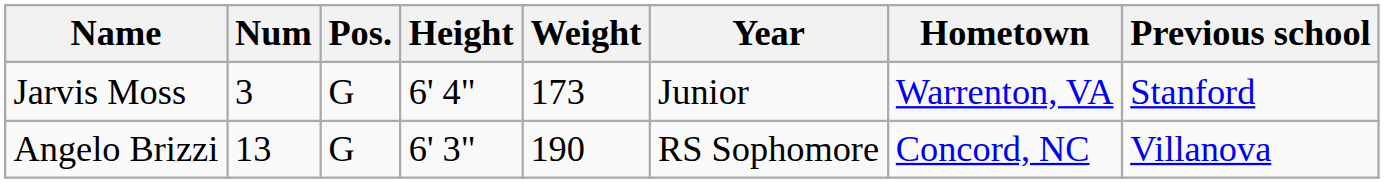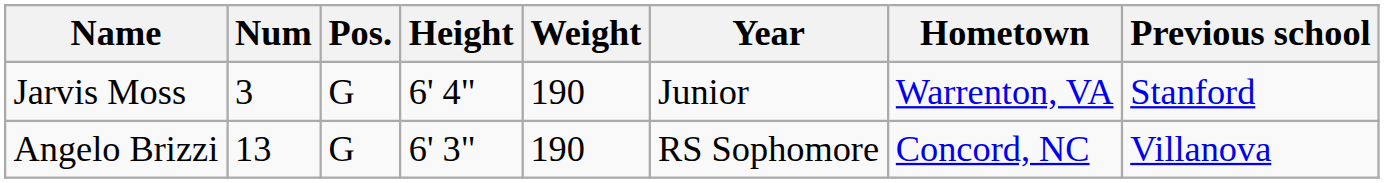(558, 90) 173 -> (558, 90) 190
